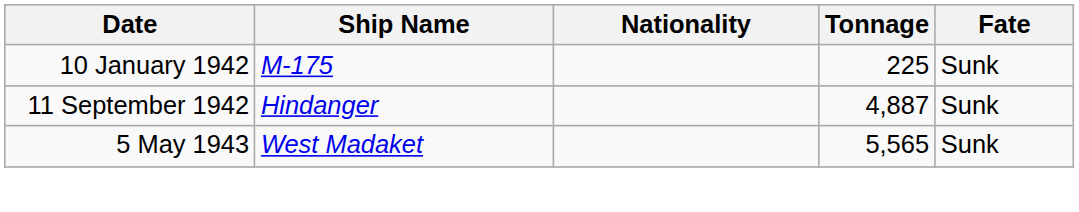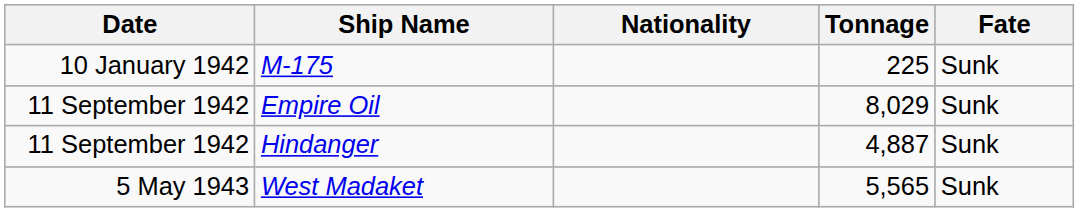+ row: (320, 105)
